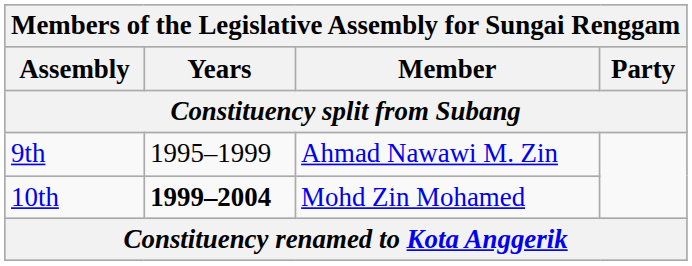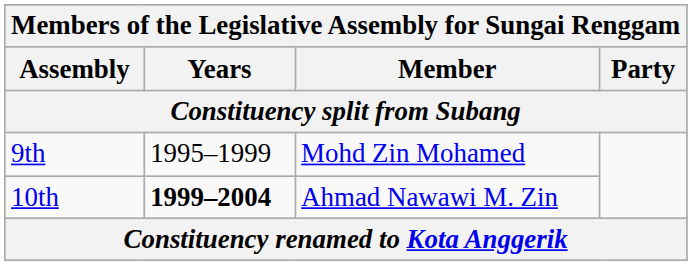(430, 153) Ahmad Nawawi M. Zin -> (413, 153) Mohd Zin Mohamed
(413, 196) Mohd Zin Mohamed -> (430, 196) Ahmad Nawawi M. Zin
